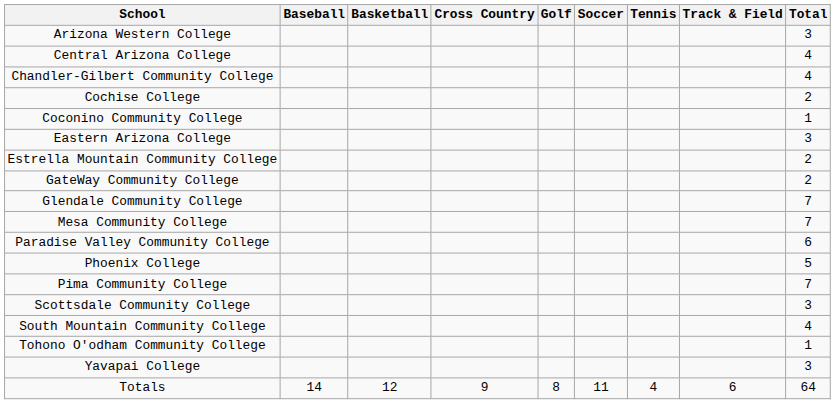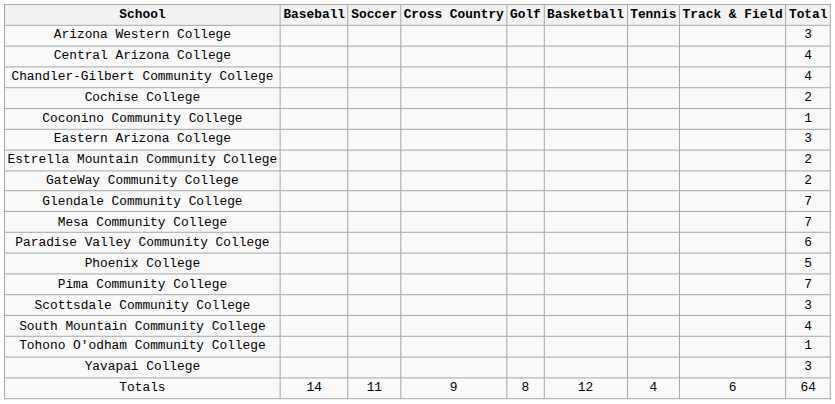columns swapped: (390, 15) <-> (601, 15)
